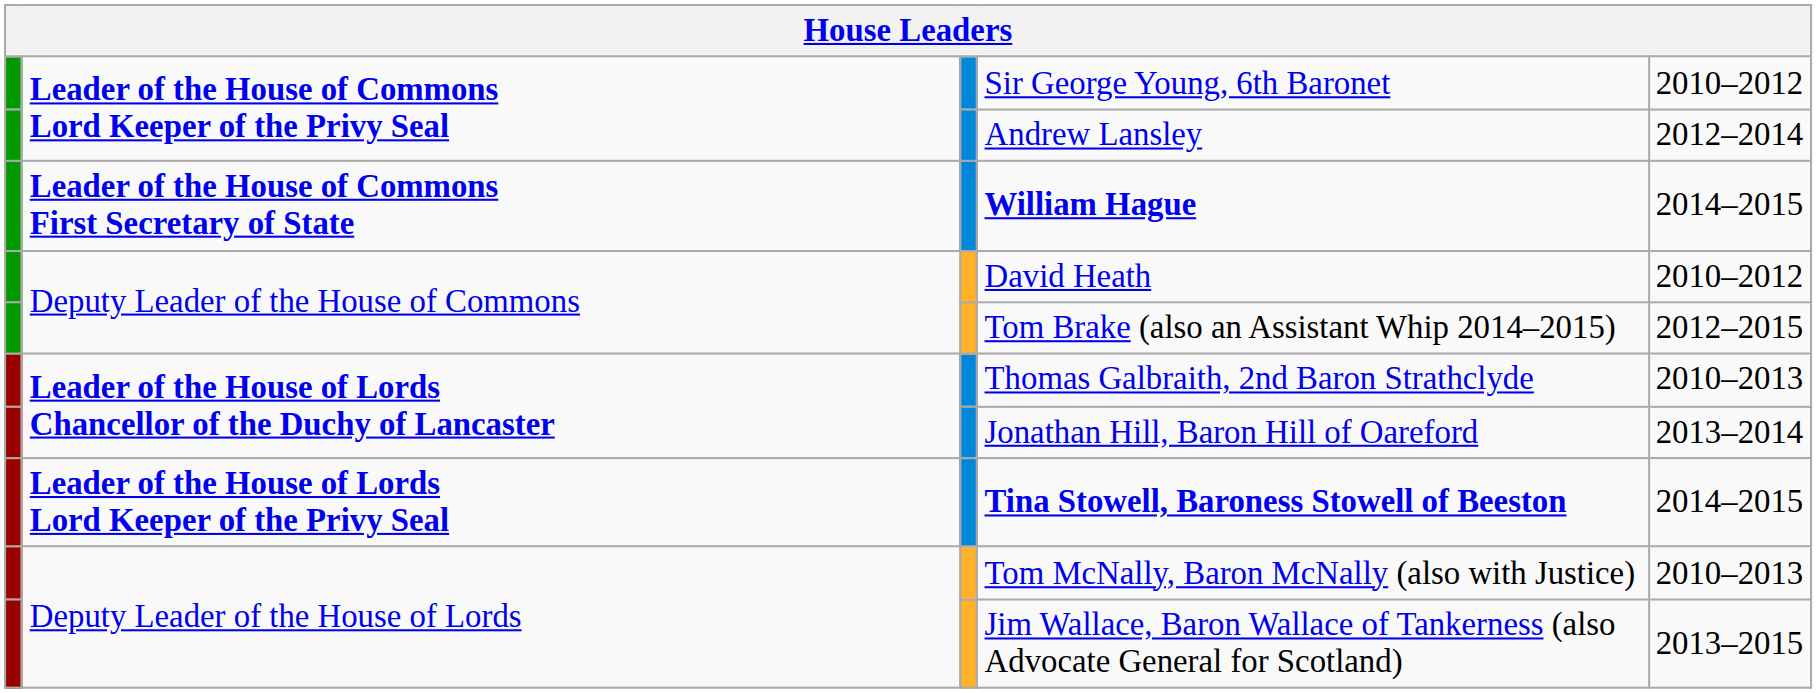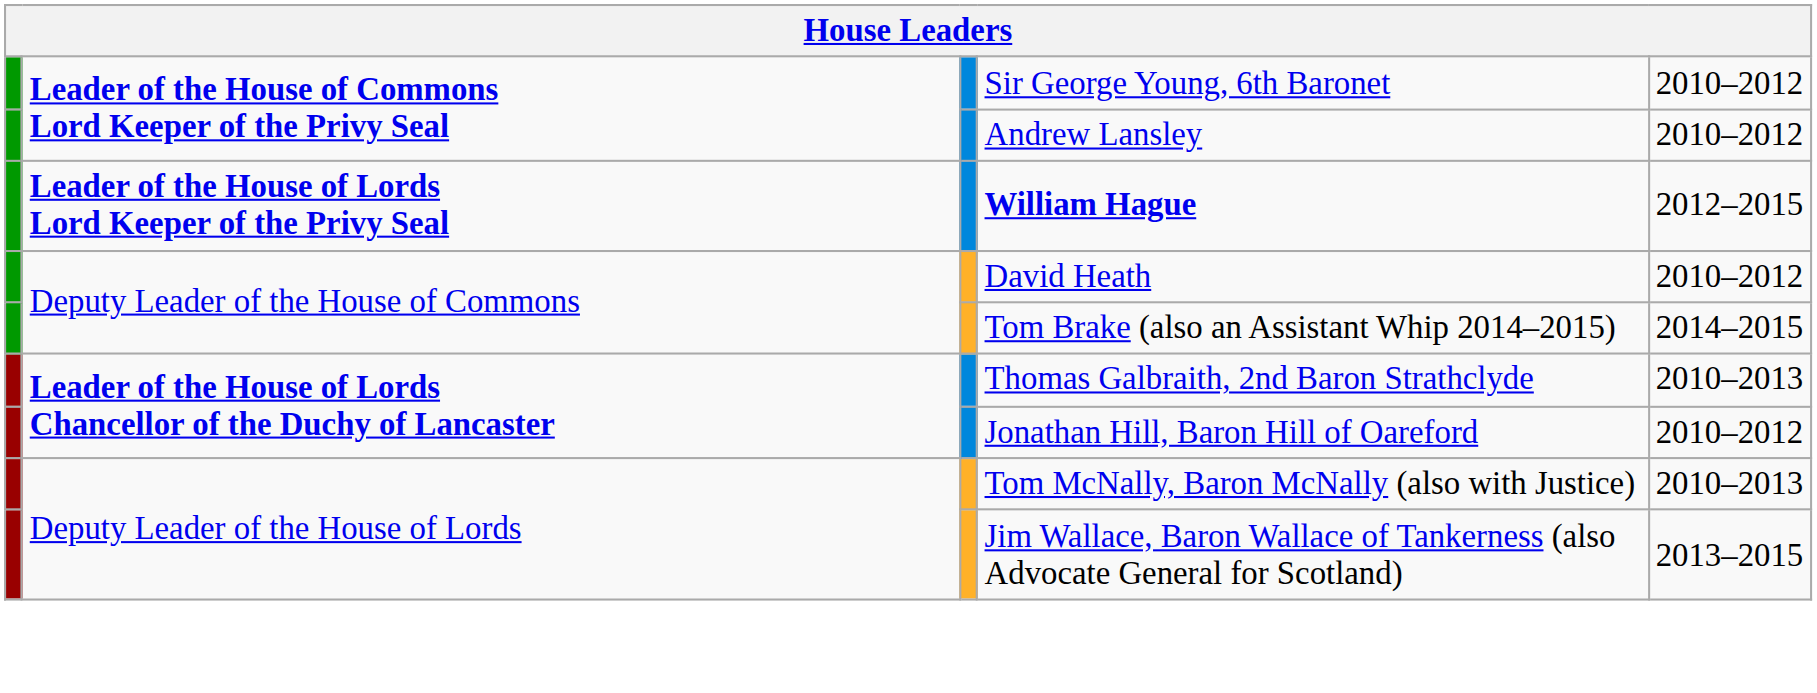(1729, 134) 2012–2014 -> (1729, 134) 2010–2012
(264, 205) Leader of the House of Commons First Secretary of State -> (239, 205) Leader of the House of Lords Lord Keeper of the Privy Seal
(1729, 205) 2014–2015 -> (1729, 205) 2012–2015
(1729, 327) 2012–2015 -> (1729, 327) 2014–2015
(1729, 431) 2013–2014 -> (1729, 431) 2010–2012
- row: (1276, 502)
